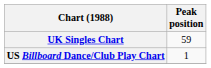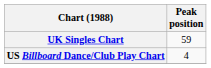(186, 55) 1 -> (186, 55) 4
